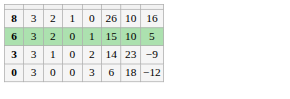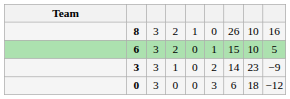+ column: (66, 13)
